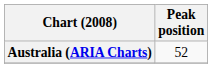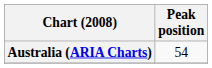(181, 52) 52 -> (181, 52) 54
